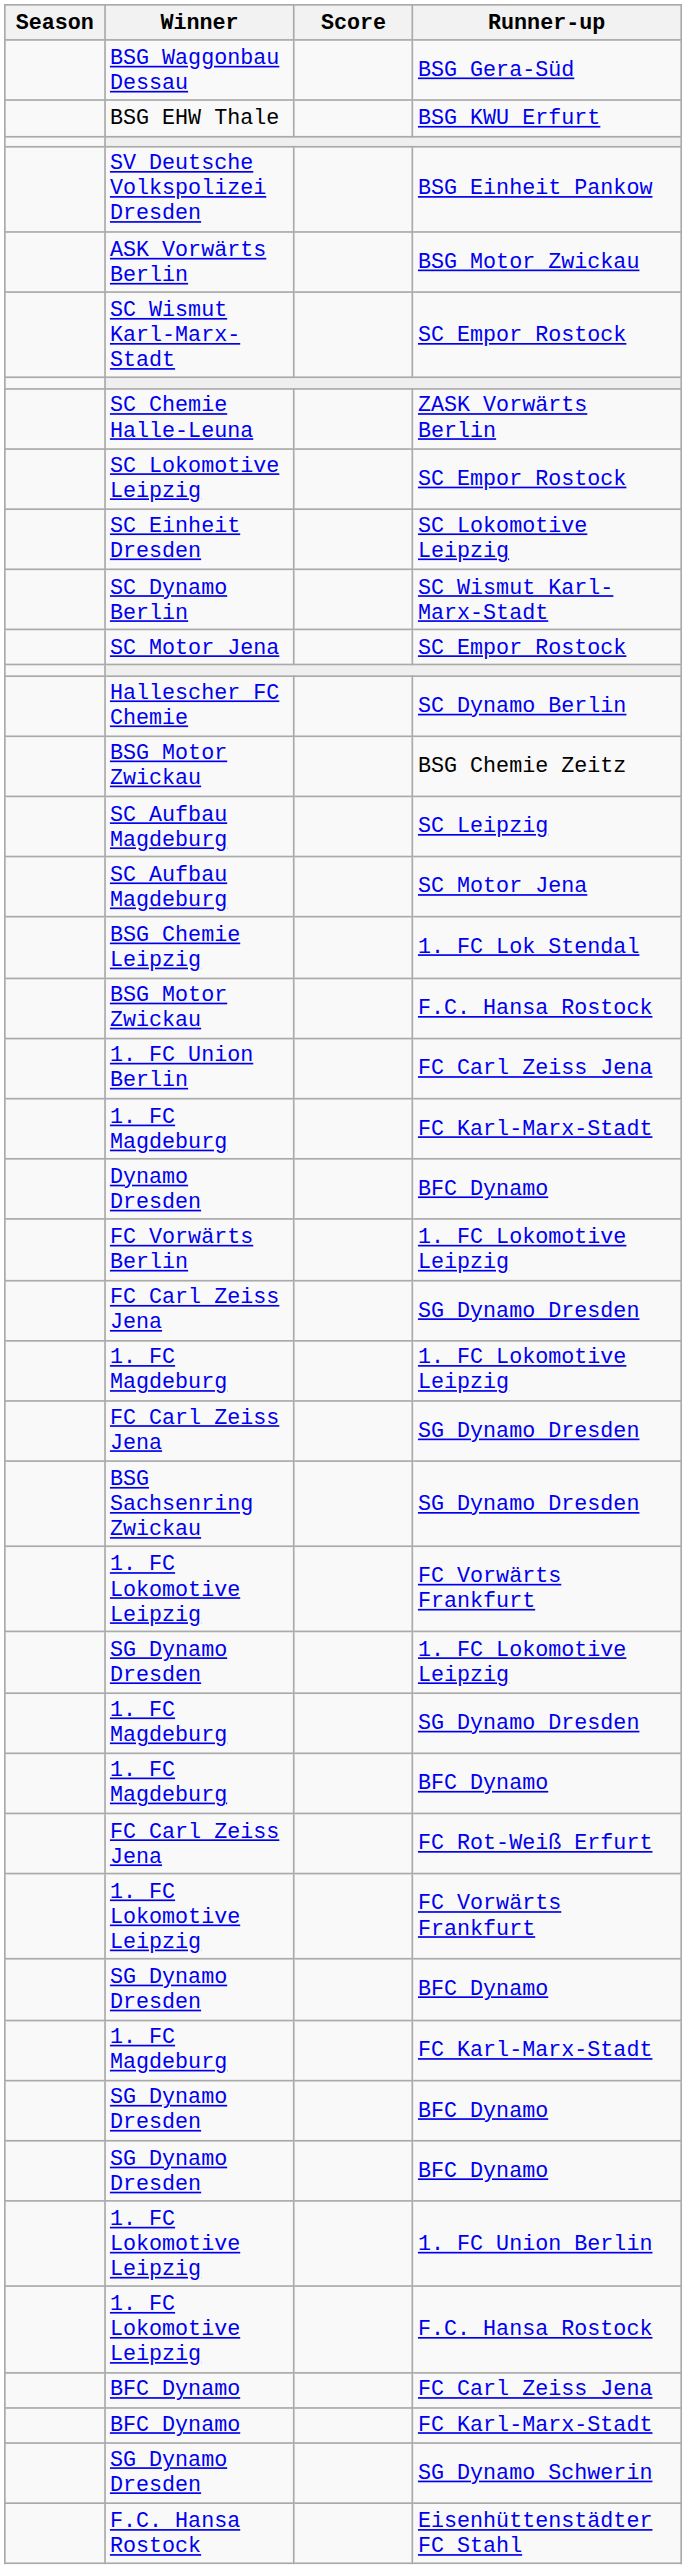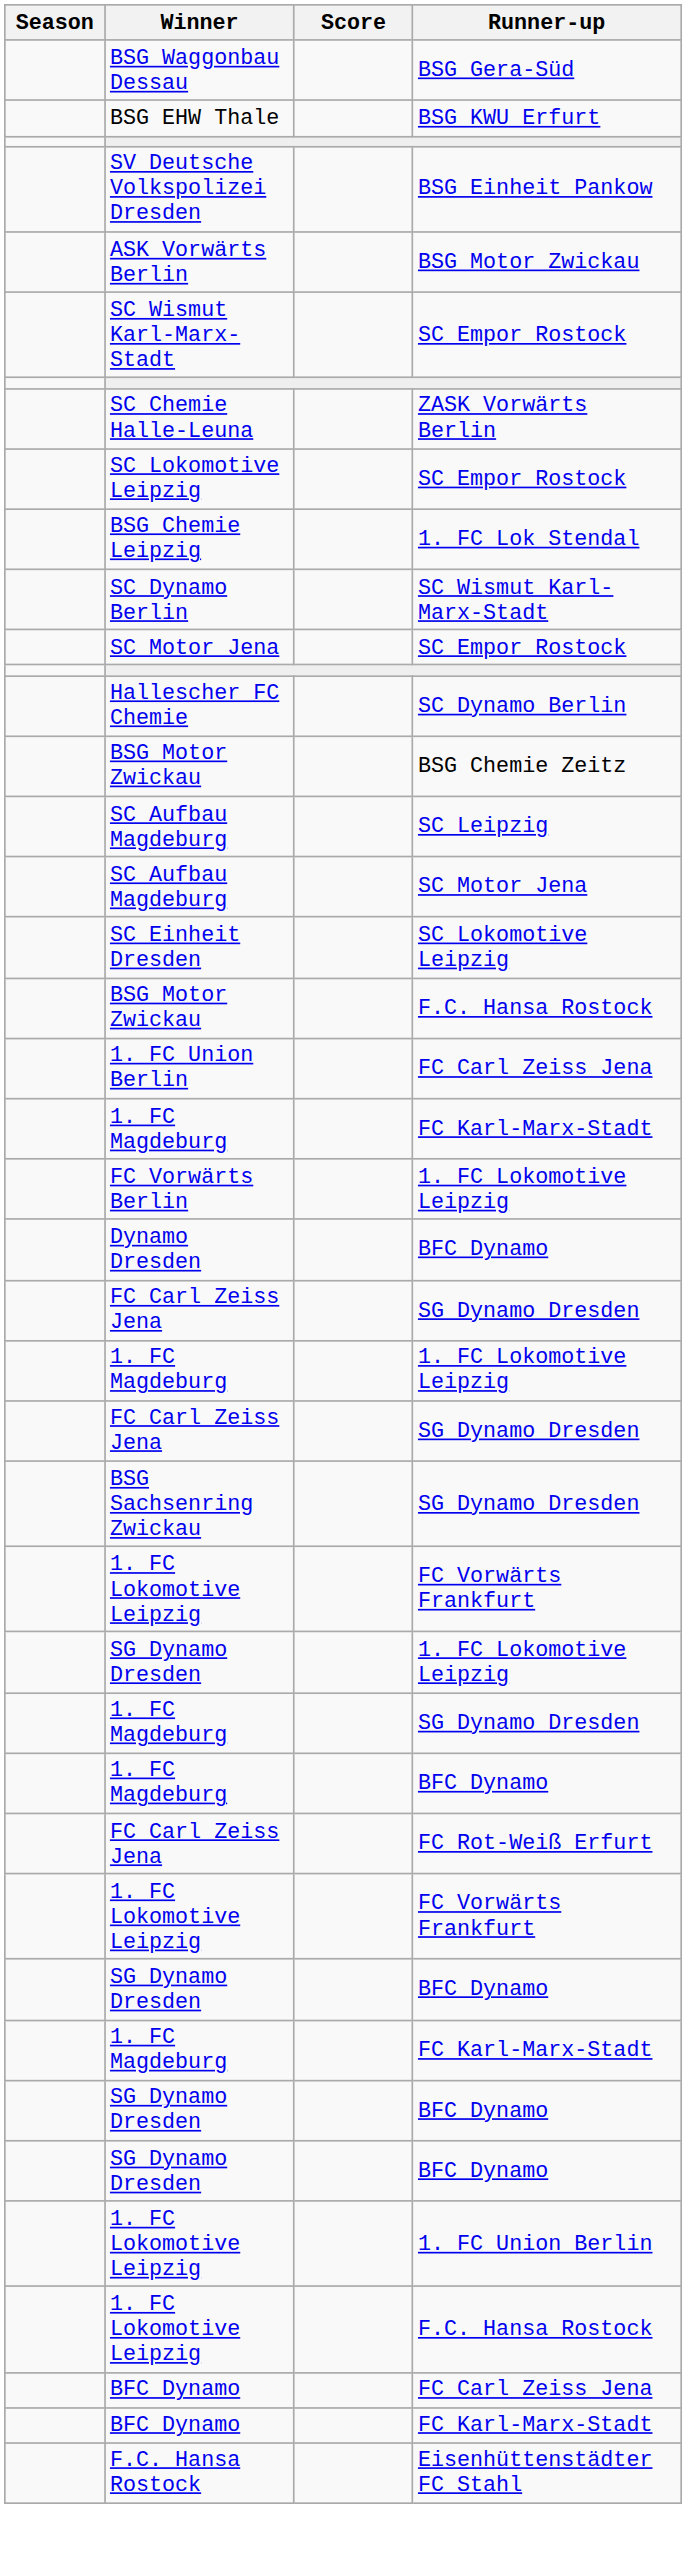rows swapped: (175, 539) <-> (175, 947)
rows swapped: (182, 1250) <-> (156, 1189)
- row: (169, 2473)
